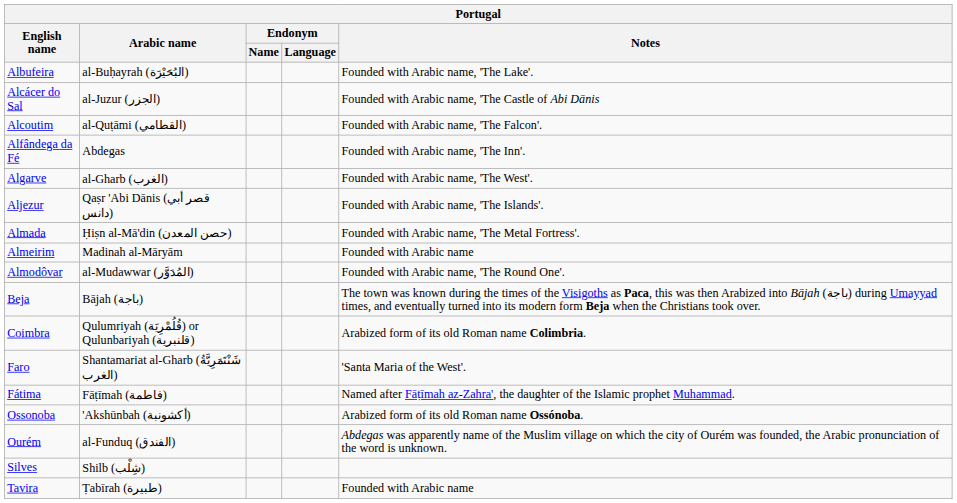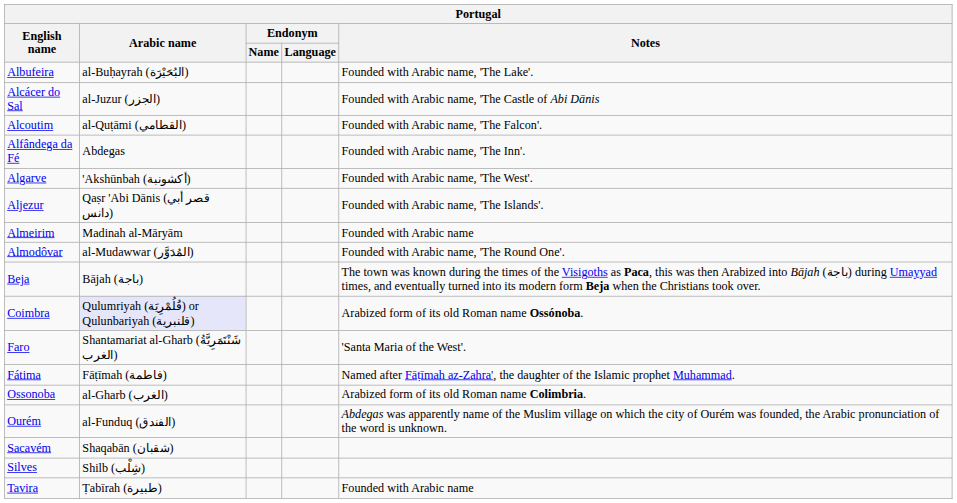(125, 178) al-Gharb (الغرب) -> (136, 178) 'Akshūnbah (أكشونبة)
- row: (26, 232)
(141, 333) no background -> (141, 313) lavender background
(464, 333) Arabized form of its old Roman name Colimbria. -> (462, 313) Arabized form of its old Roman name Ossónoba.
(136, 415) 'Akshūnbah (أكشونبة) -> (125, 395) al-Gharb (الغرب)
(462, 415) Arabized form of its old Roman name Ossónoba. -> (464, 394) Arabized form of its old Roman name Colimbria.
+ row: (29, 448)
